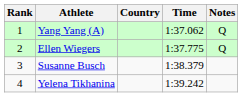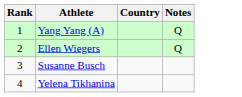- column: (184, 13)
